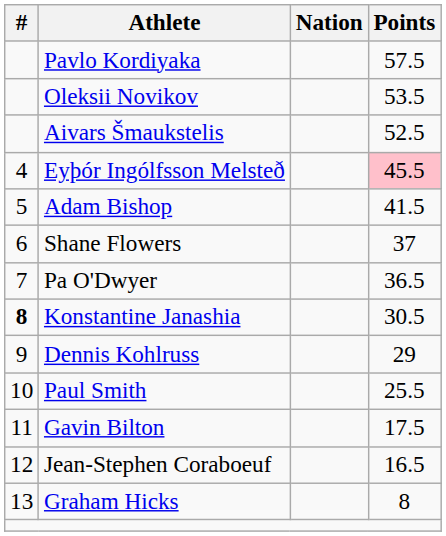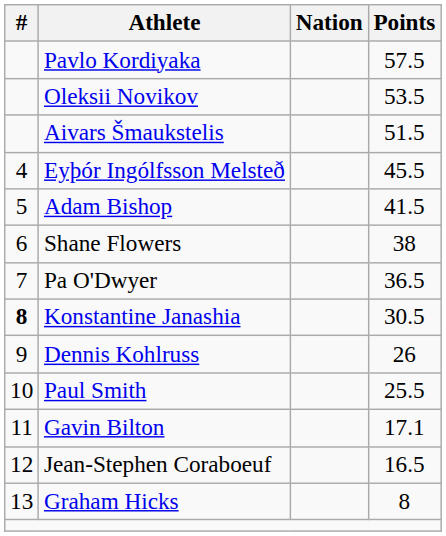(404, 133) 52.5 -> (404, 133) 51.5
(404, 170) pink background -> (404, 170) no background
(404, 243) 37 -> (404, 243) 38
(404, 354) 29 -> (404, 354) 26
(404, 427) 17.5 -> (404, 427) 17.1
